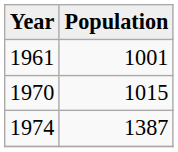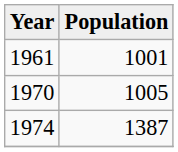(146, 92) 1015 -> (146, 92) 1005
